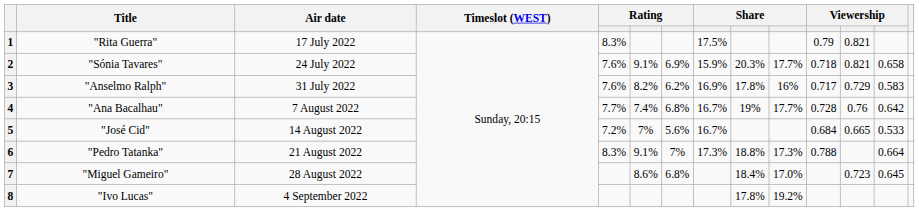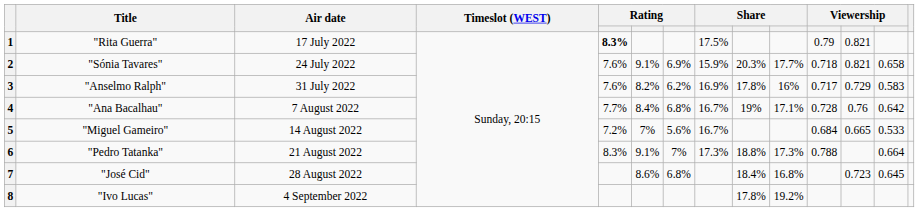(614, 42) normal -> (615, 42) bold
(646, 108) 7.4% -> (647, 108) 8.4%
(788, 108) 17.7% -> (789, 108) 17.1%
(125, 130) "José Cid" -> (125, 130) "Miguel Gameiro"
(125, 174) "Miguel Gameiro" -> (125, 174) "José Cid"
(788, 174) 17.0% -> (789, 174) 16.8%
